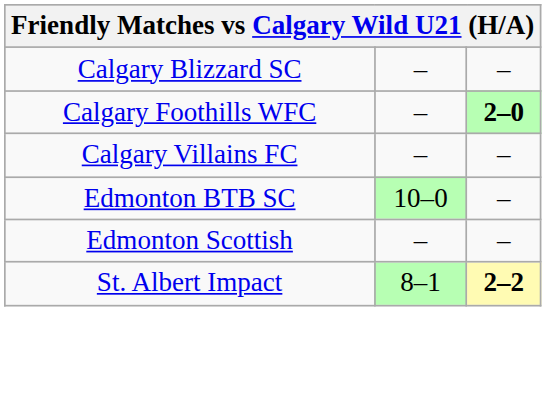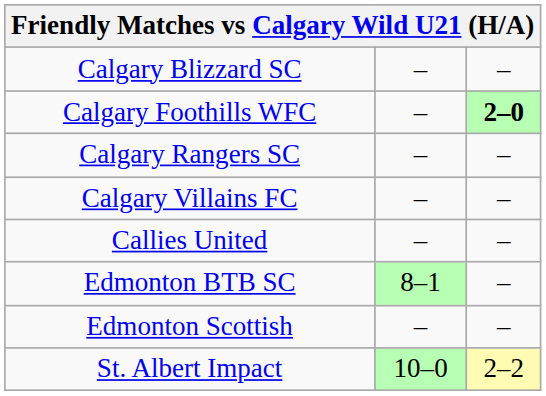+ row: (190, 154)
+ row: (190, 240)
(421, 197) 10–0 -> (421, 283) 8–1
(421, 283) 8–1 -> (421, 369) 10–0
(504, 283) bold -> (504, 369) normal
